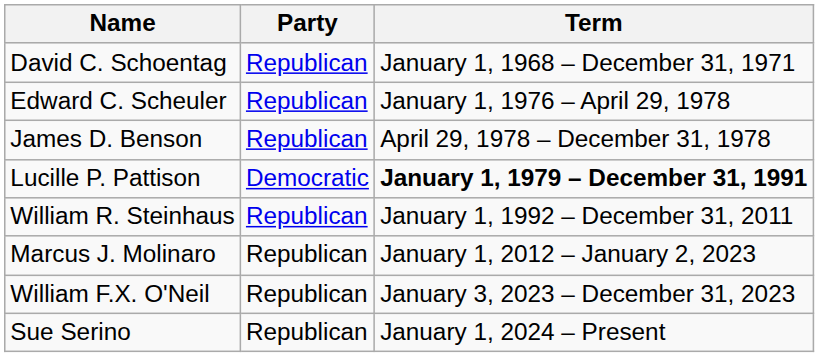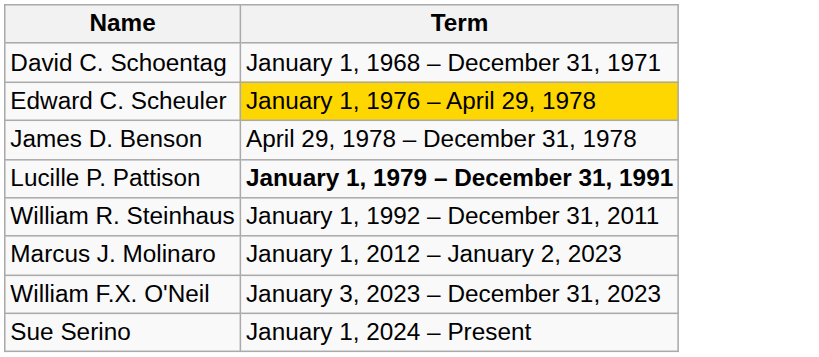- column: (307, 23)
(555, 100) no background -> (421, 100) gold background
